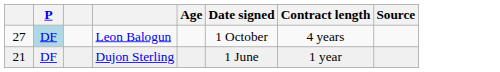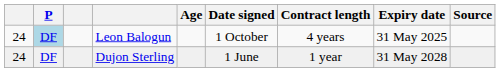+ column: (412, 15)
(19, 36) 27 -> (19, 36) 24
(19, 57) 21 -> (19, 57) 24
